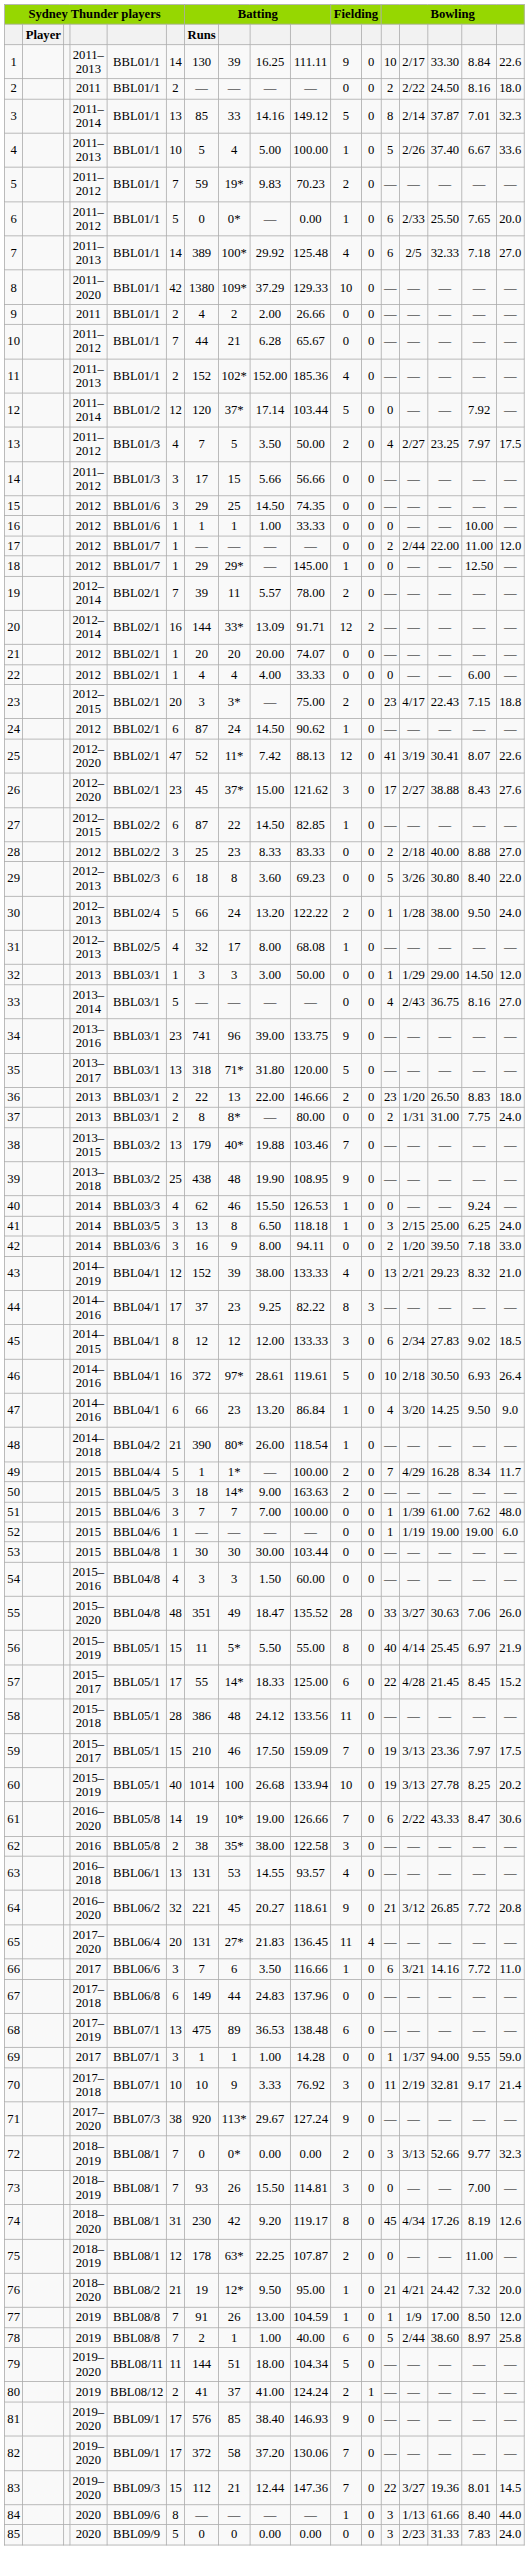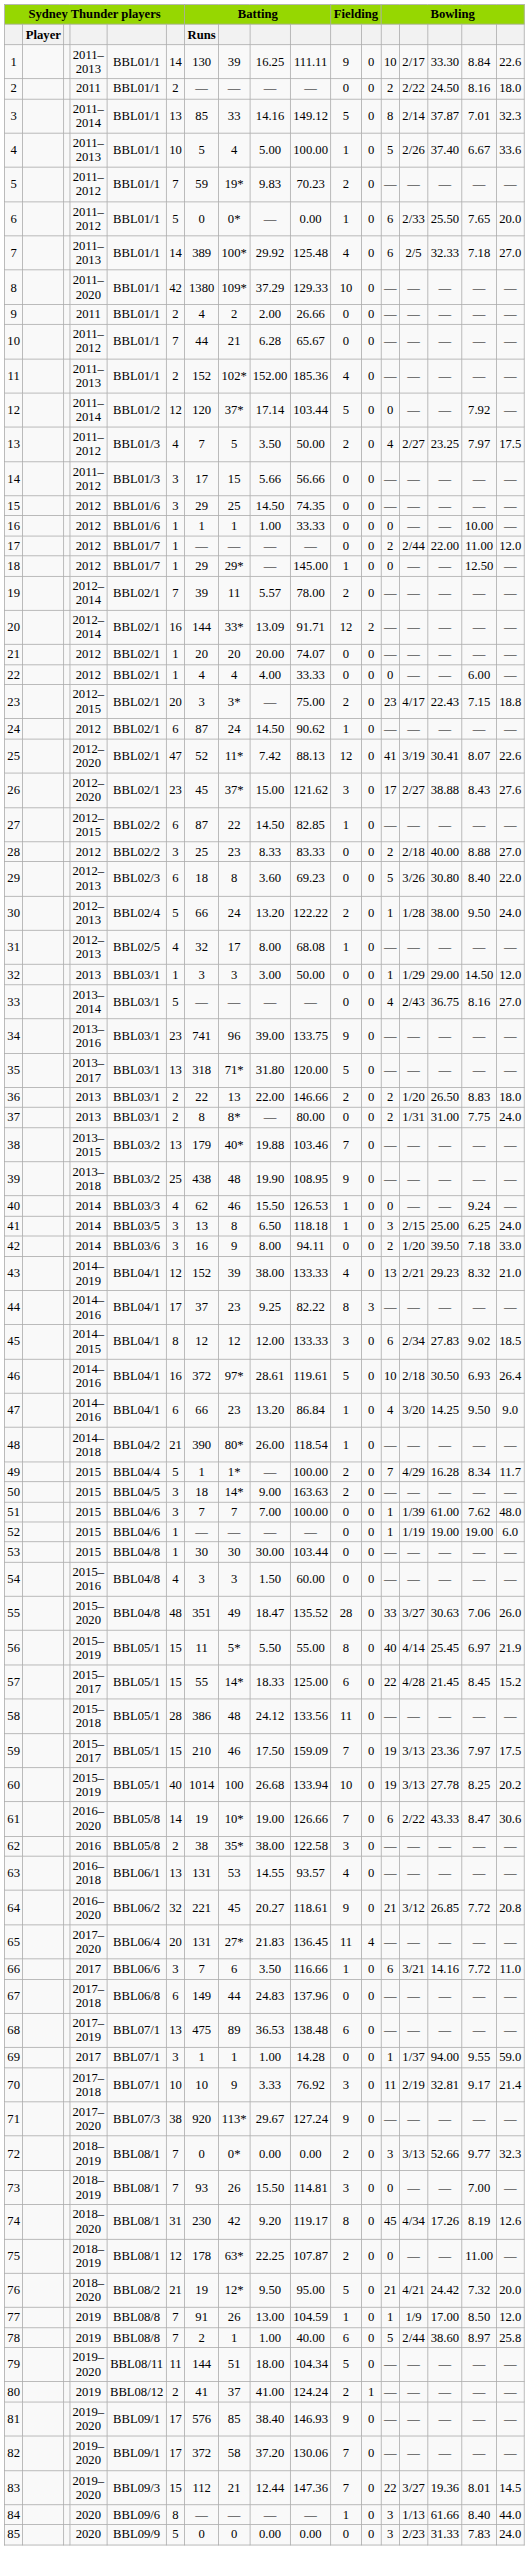(390, 1097) 23 -> (390, 1097) 2
(175, 1682) 17 -> (175, 1682) 15
(346, 2290) 1 -> (346, 2290) 5
